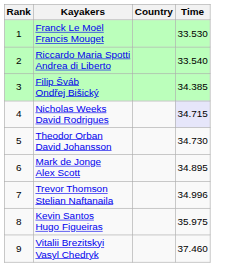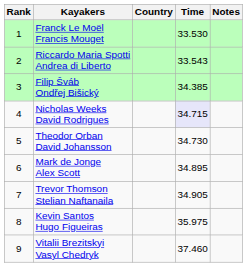+ column: (226, 12)
(193, 60) 33.540 -> (193, 60) 33.543
(193, 195) 34.996 -> (193, 195) 34.905
